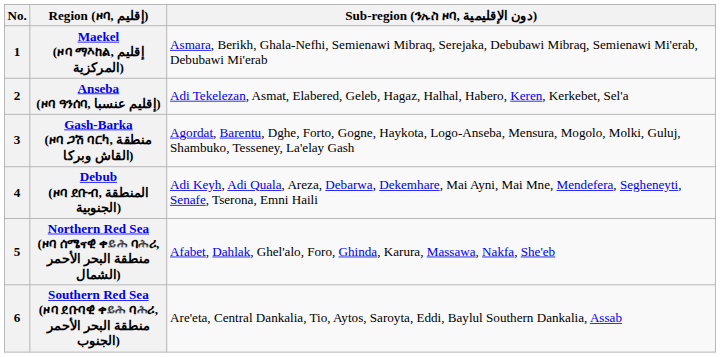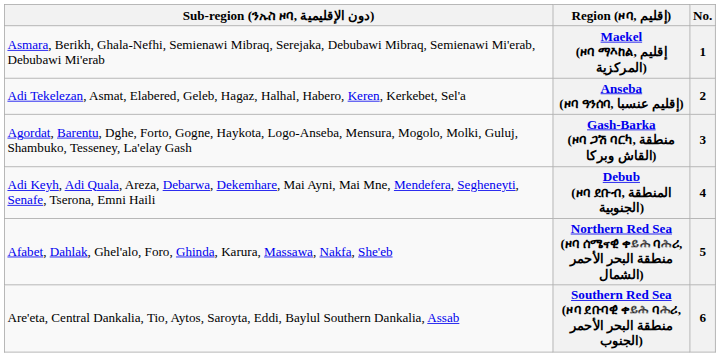columns swapped: (17, 15) <-> (441, 15)
